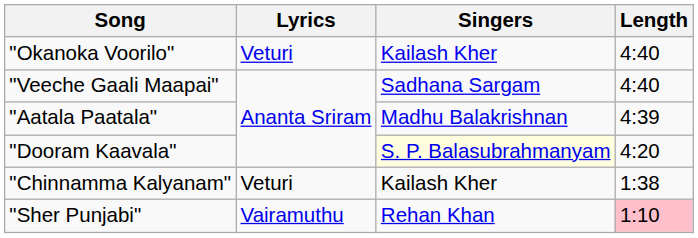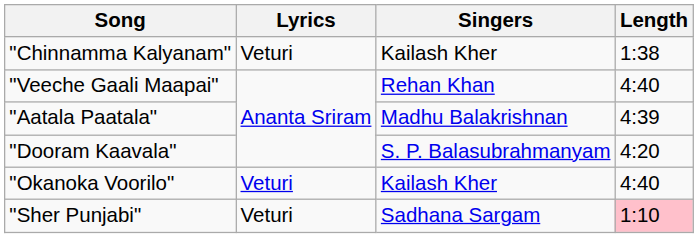rows swapped: (92, 53) <-> (120, 183)
(461, 85) Sadhana Sargam -> (438, 85) Rehan Khan
(496, 150) lightyellow background -> (496, 150) no background
(292, 215) Vairamuthu -> (267, 215) Veturi
(438, 215) Rehan Khan -> (461, 215) Sadhana Sargam
